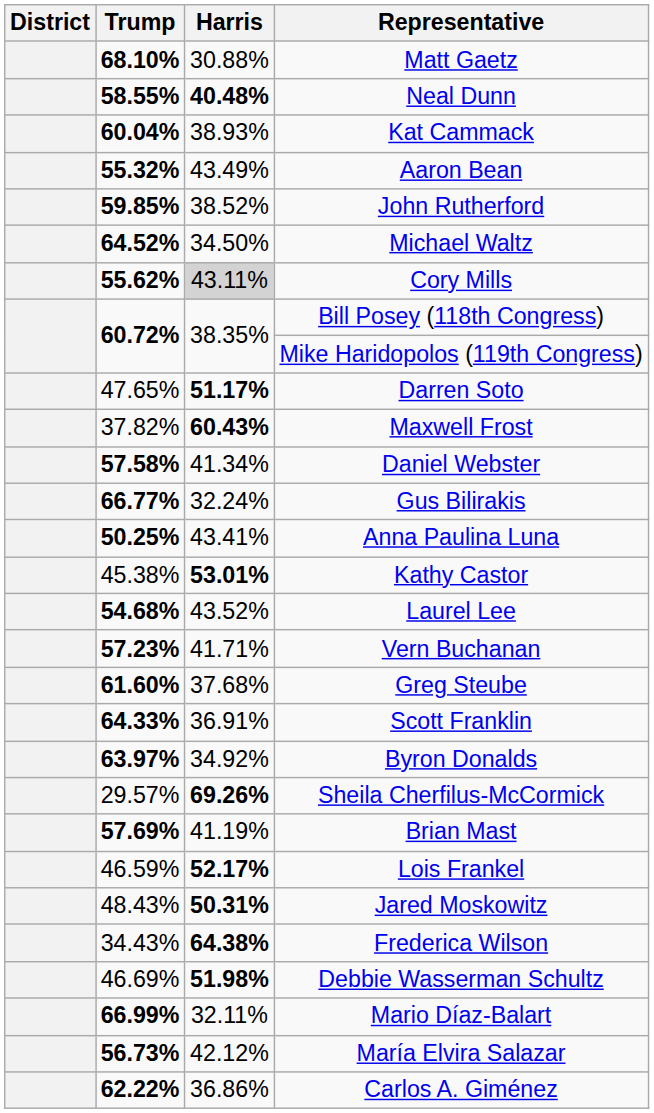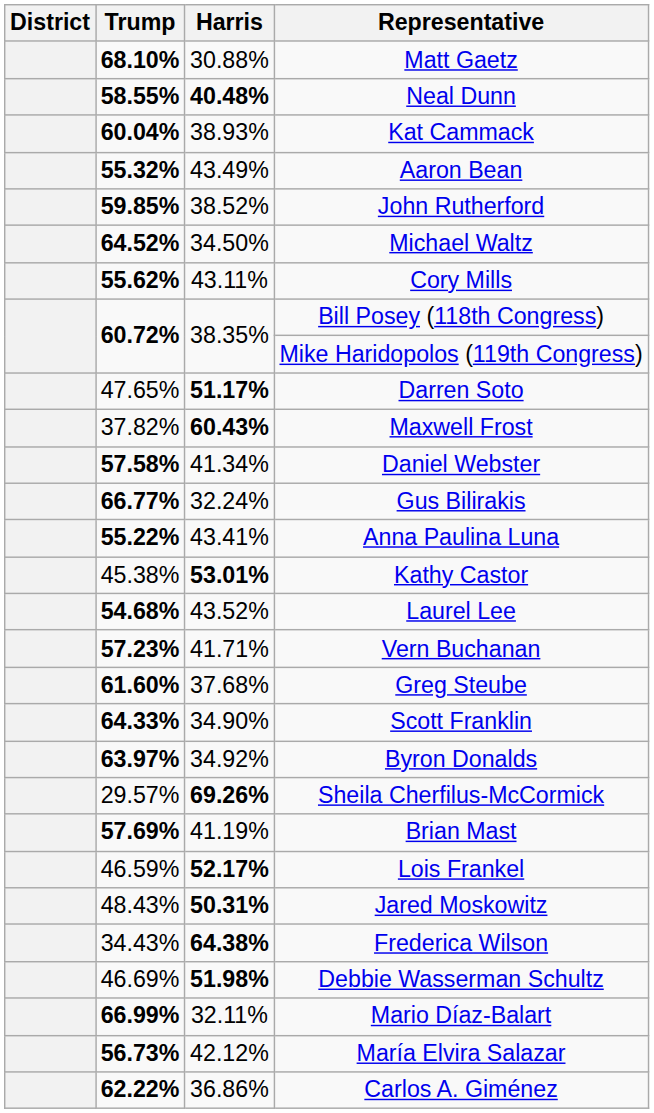(229, 280) lightgrey background -> (229, 280) no background
(140, 538) 50.25% -> (140, 538) 55.22%
(229, 721) 36.91% -> (229, 721) 34.90%
